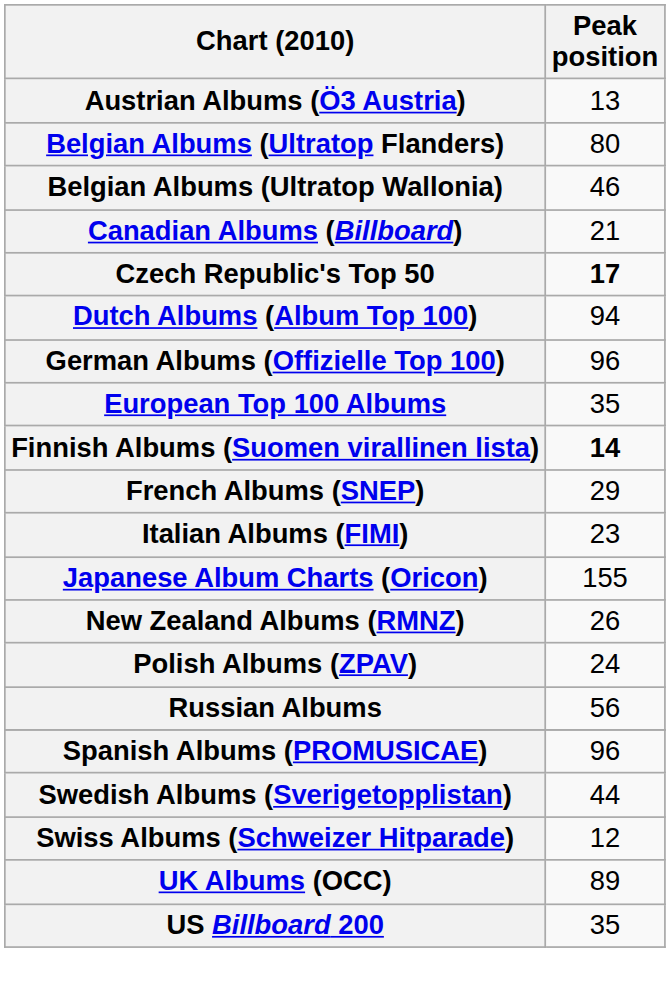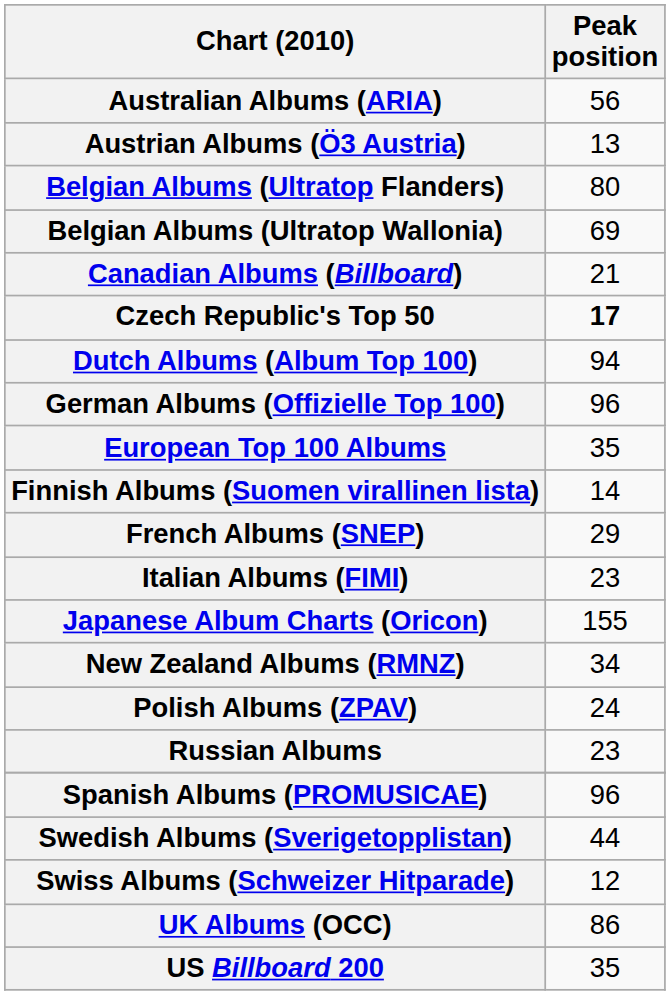+ row: (275, 100)
(605, 187) 46 -> (605, 230) 69
(605, 447) bold -> (605, 490) normal
(605, 621) 26 -> (605, 664) 34
(605, 707) 56 -> (605, 751) 23
(605, 881) 89 -> (605, 924) 86
